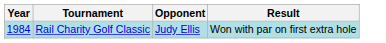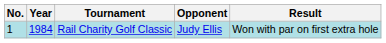+ column: (15, 13)
